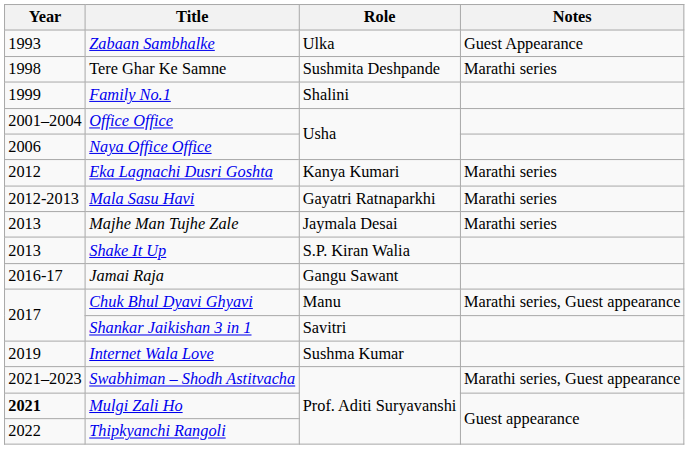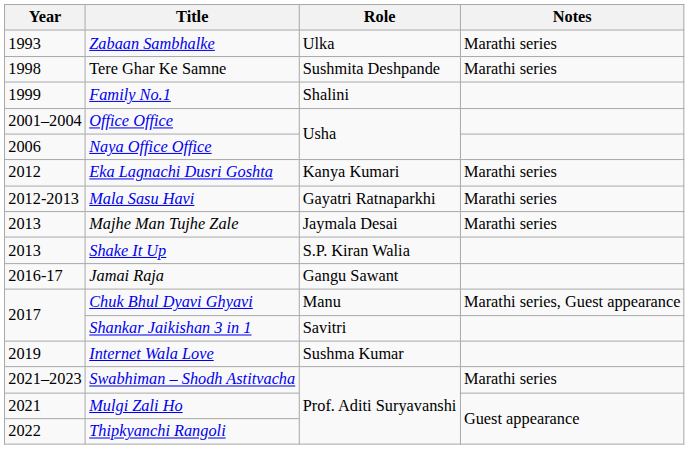(524, 43) Guest Appearance -> (510, 43) Marathi series
(572, 379) Marathi series, Guest appearance -> (510, 379) Marathi series
(25, 405) bold -> (25, 405) normal
